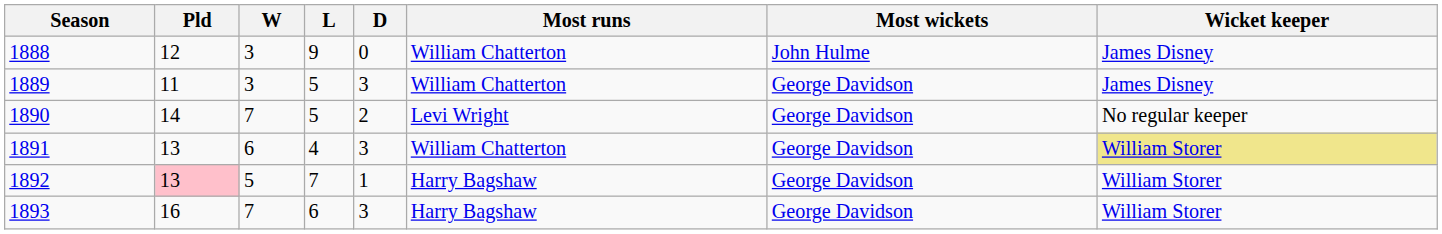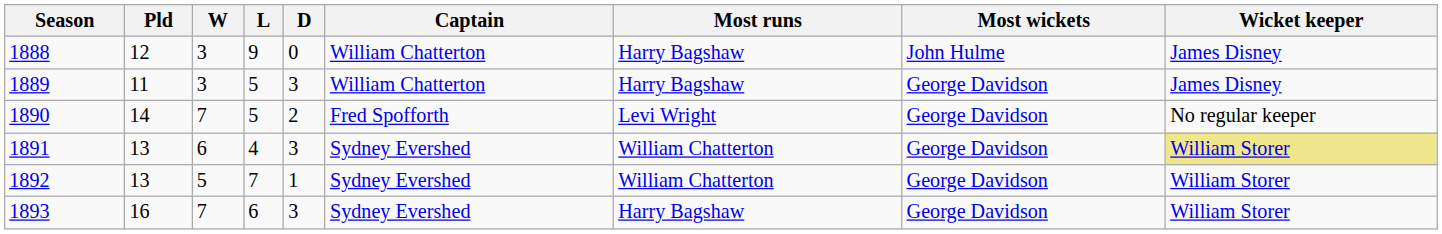+ column: (469, 20)
(488, 52) William Chatterton -> (681, 52) Harry Bagshaw
(488, 84) William Chatterton -> (681, 84) Harry Bagshaw
(170, 180) pink background -> (140, 180) no background
(474, 180) Harry Bagshaw -> (696, 180) William Chatterton
